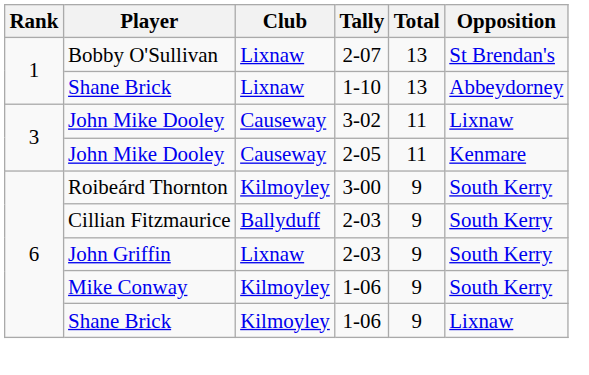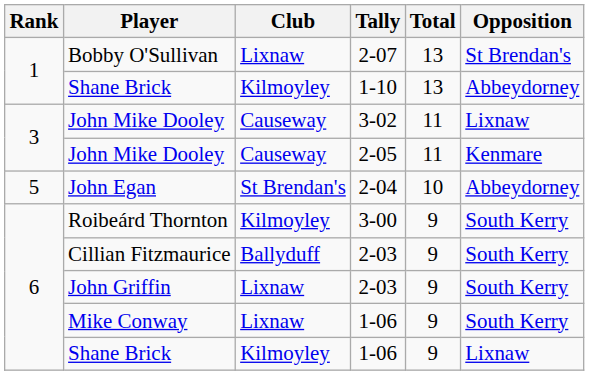(272, 87) Lixnaw -> (285, 87) Kilmoyley
+ row: (112, 187)
(285, 287) Kilmoyley -> (272, 320) Lixnaw
